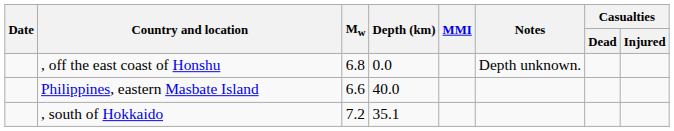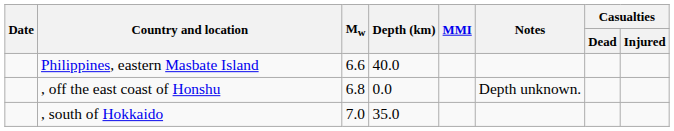rows swapped: (131, 65) <-> (150, 89)
(355, 114) 7.2 -> (355, 114) 7.0
(386, 114) 35.1 -> (386, 114) 35.0
